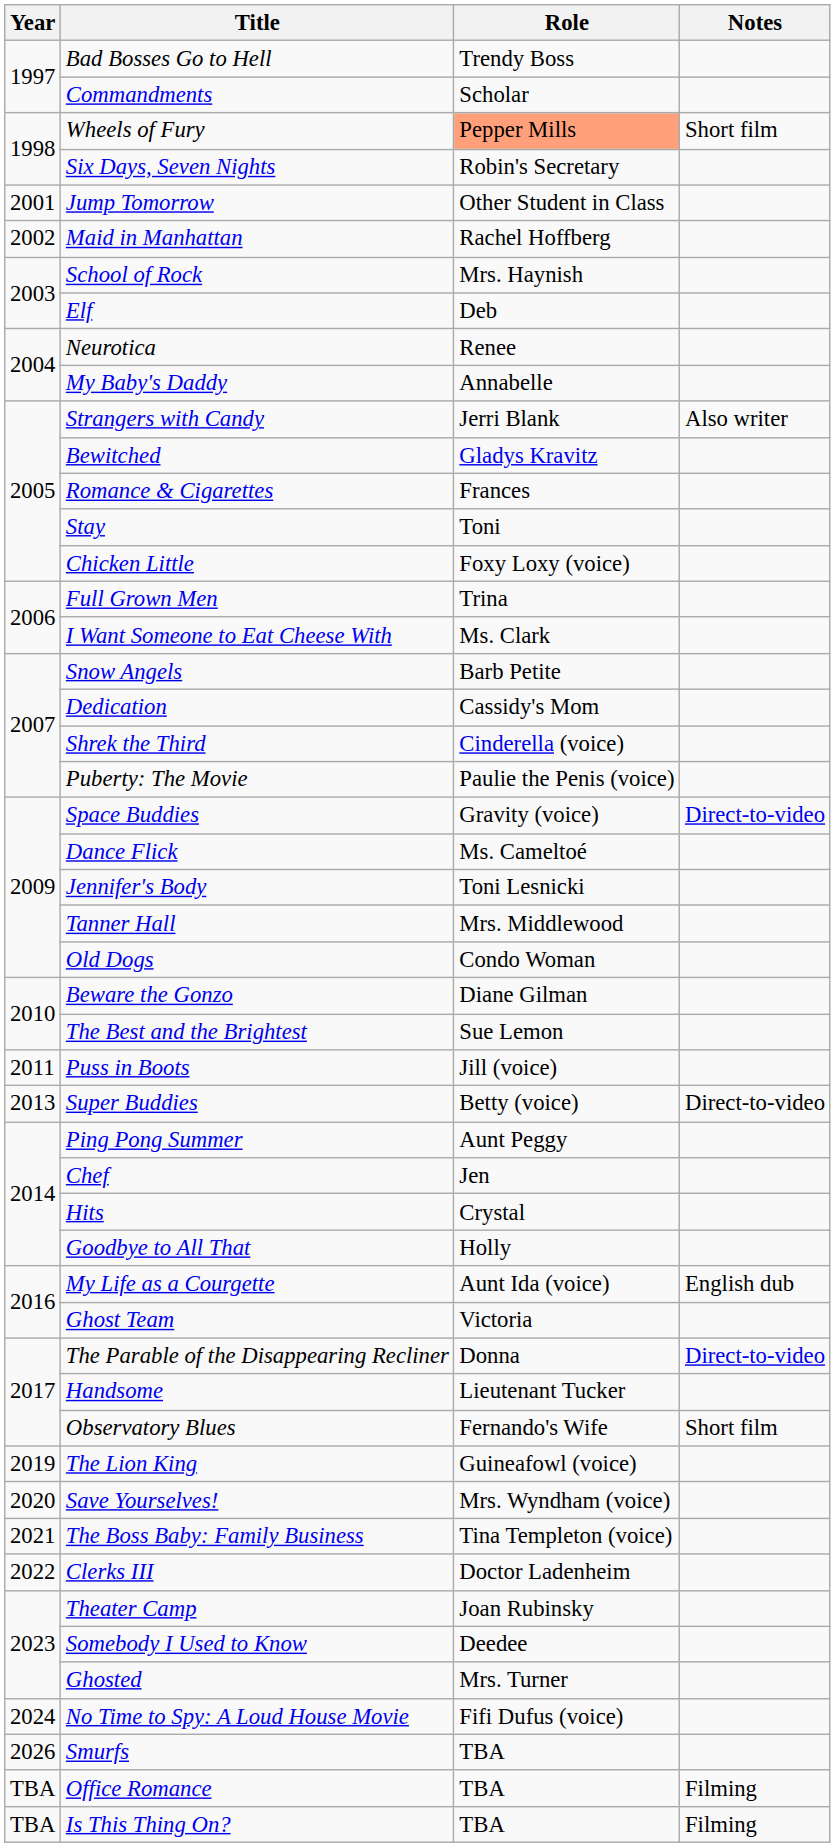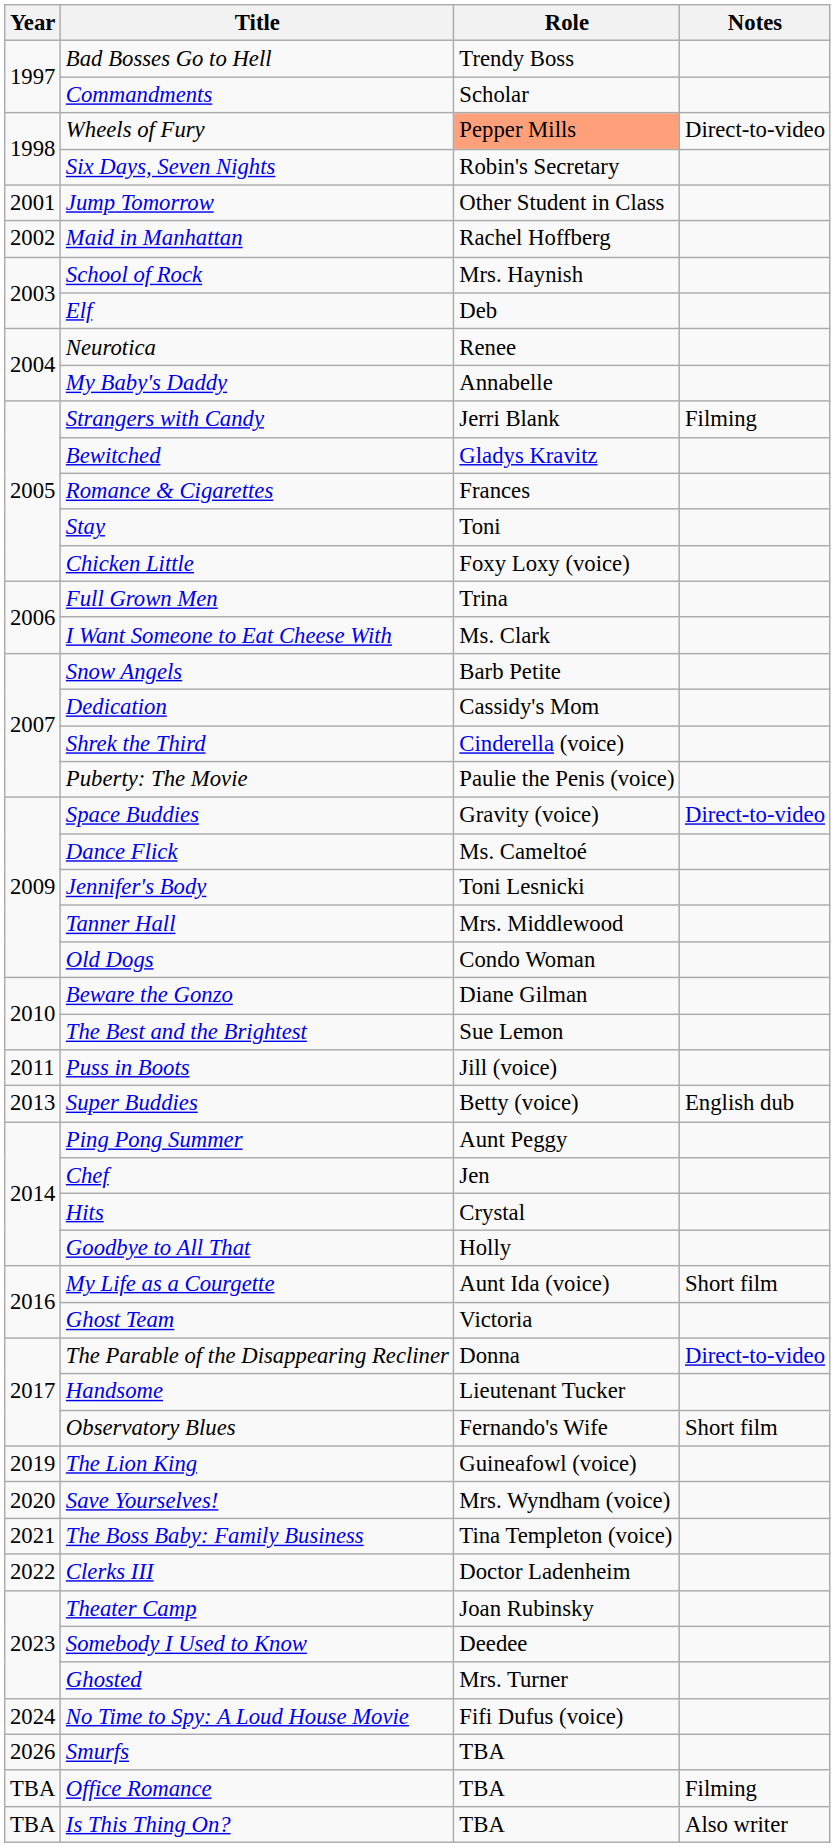(731, 130) Short film -> (755, 130) Direct-to-video
(736, 418) Also writer -> (721, 418) Filming
(755, 1103) Direct-to-video -> (740, 1103) English dub
(740, 1283) English dub -> (731, 1283) Short film
(721, 1824) Filming -> (736, 1824) Also writer
